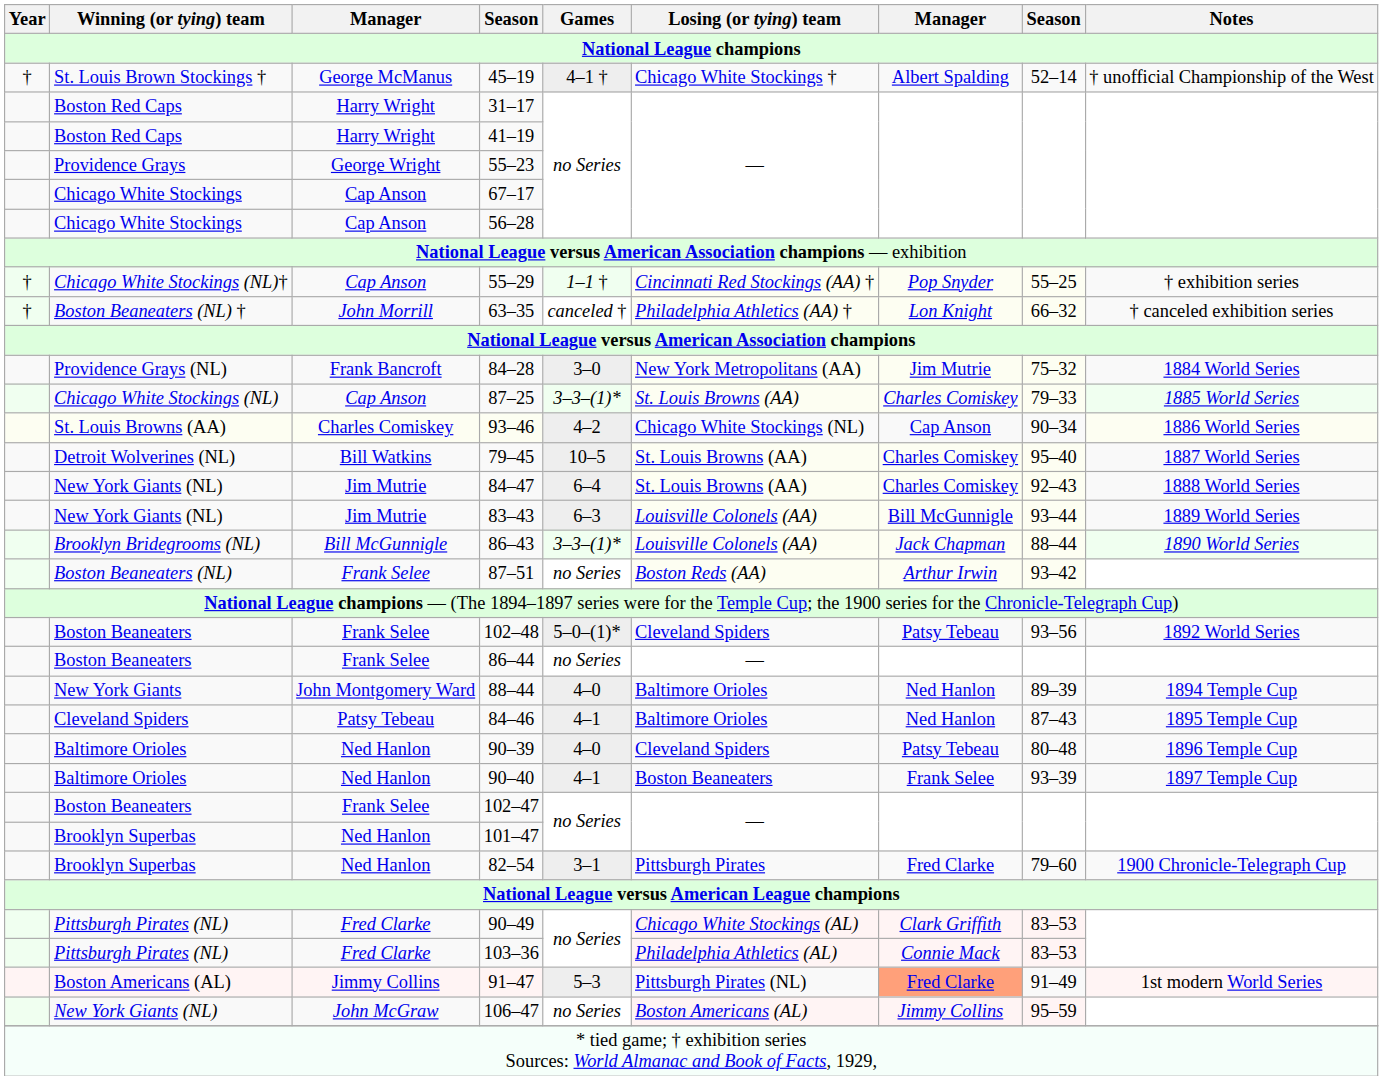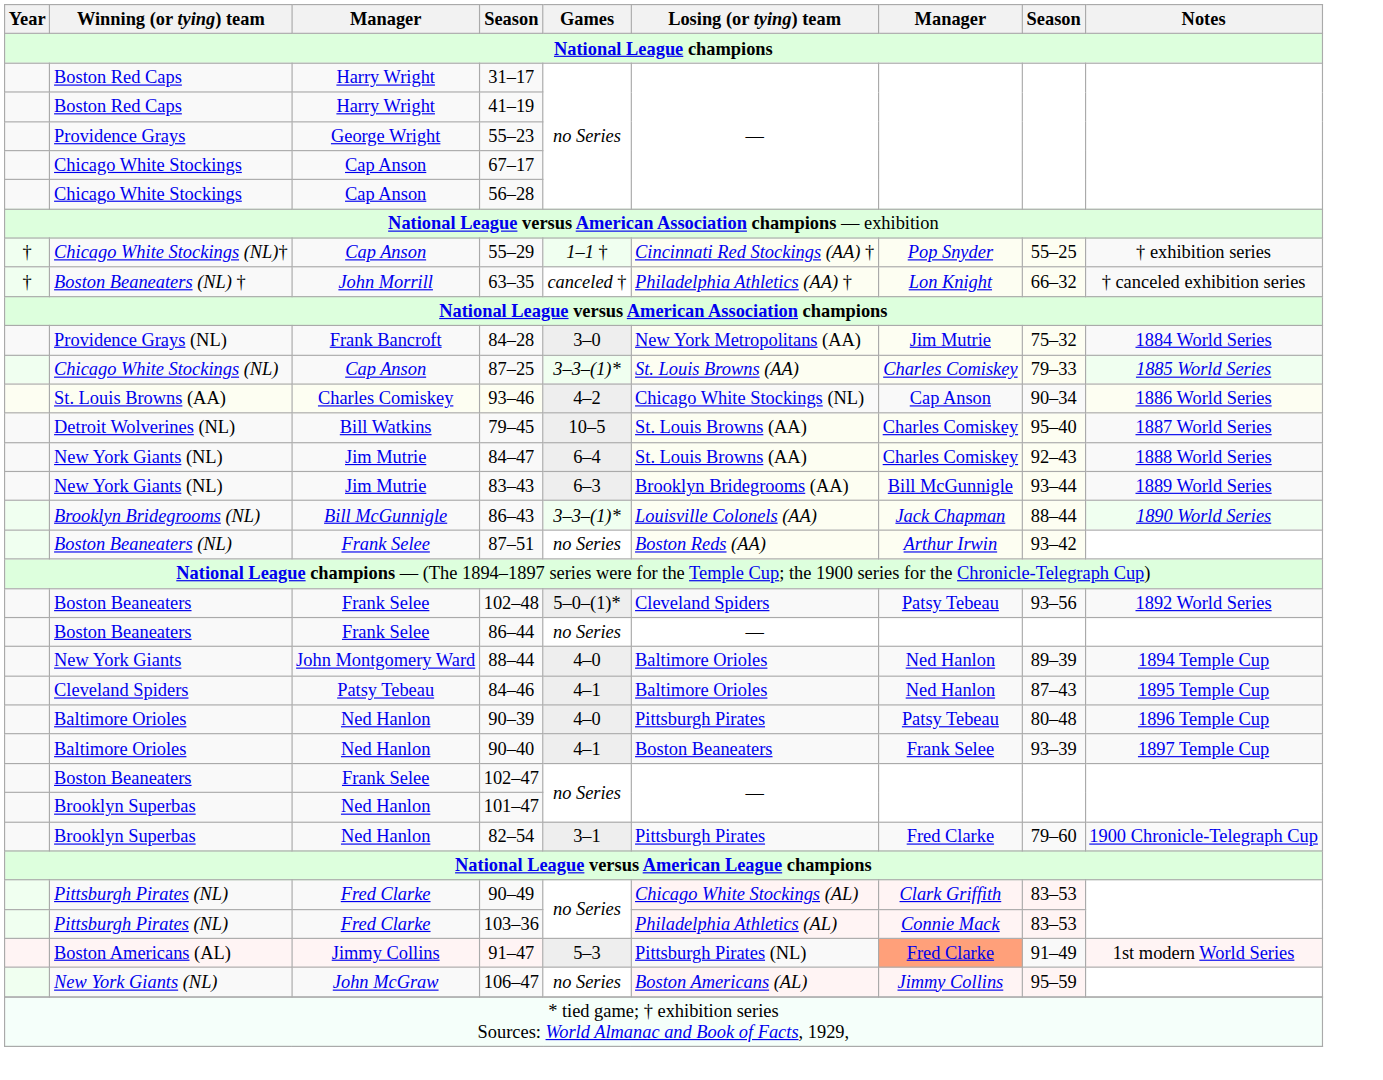- row: (511, 77)
(726, 515) Louisville Colonels (AA) -> (742, 485) Brooklyn Bridegrooms (AA)
(702, 748) Cleveland Spiders -> (700, 719) Pittsburgh Pirates
